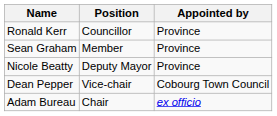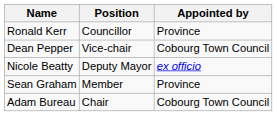rows swapped: (40, 84) <-> (42, 48)
(178, 66) Province -> (179, 66) ex officio
(179, 102) ex officio -> (213, 102) Cobourg Town Council
